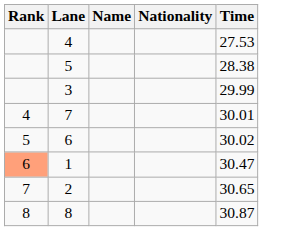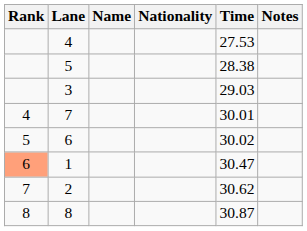+ column: (280, 16)
(237, 90) 29.99 -> (237, 90) 29.03
(237, 189) 30.65 -> (237, 189) 30.62
